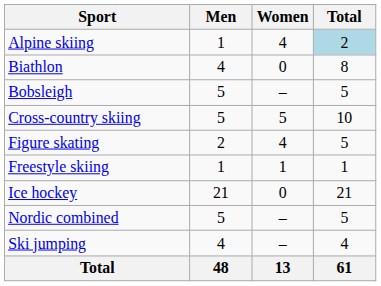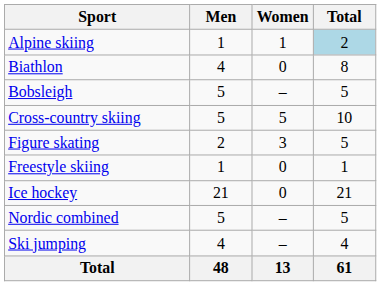(283, 42) 4 -> (283, 42) 1
(283, 142) 4 -> (283, 142) 3
(283, 167) 1 -> (283, 167) 0
